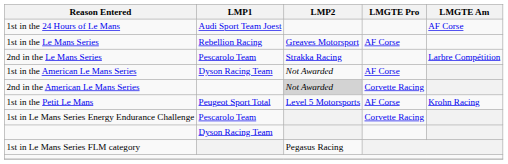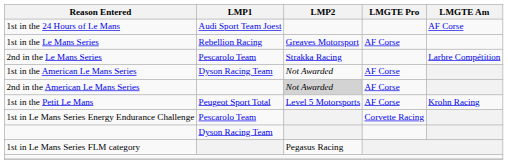(394, 86) Corvette Racing -> (382, 86) AF Corse
